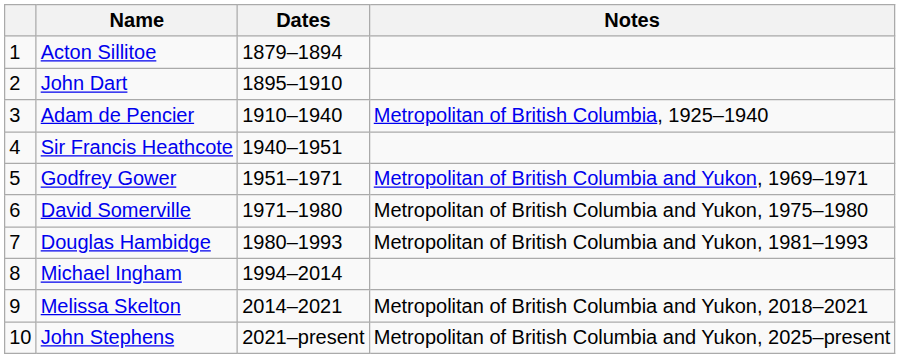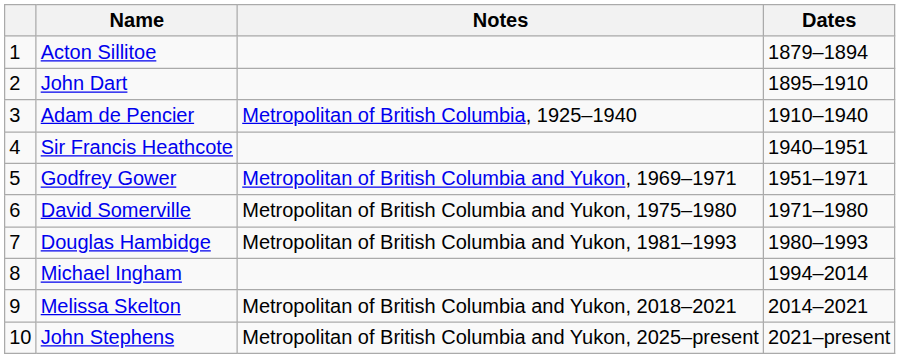columns swapped: (303, 20) <-> (632, 20)
